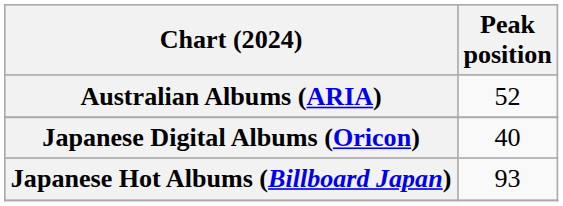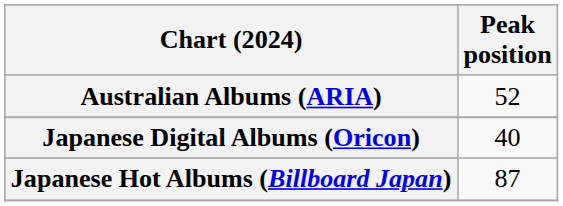(508, 178) 93 -> (508, 178) 87
